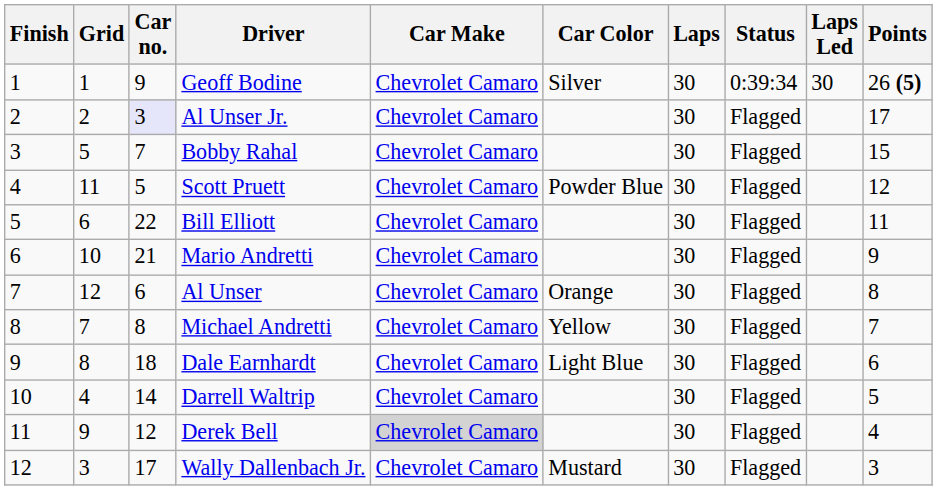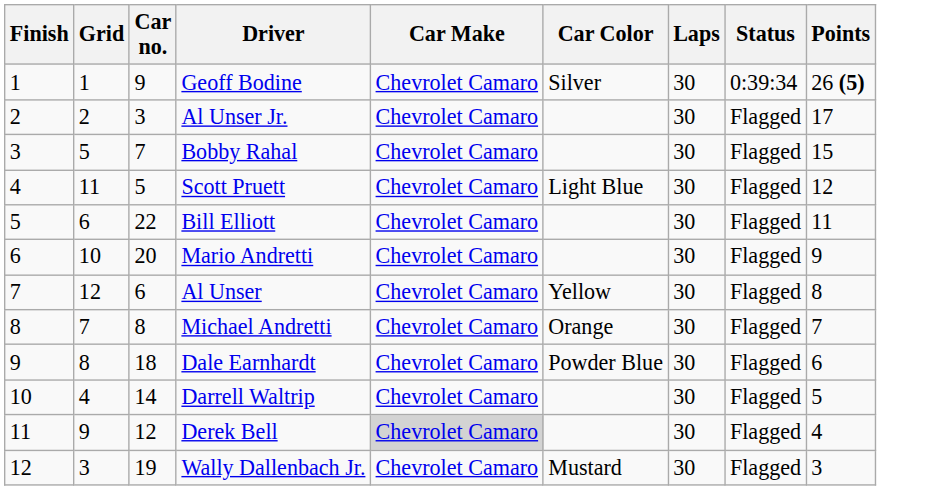- column: (835, 34)
(140, 116) lavender background -> (140, 116) no background
(606, 187) Powder Blue -> (606, 187) Light Blue
(145, 256) 21 -> (145, 256) 20
(606, 292) Orange -> (606, 292) Yellow
(606, 327) Yellow -> (606, 327) Orange
(606, 362) Light Blue -> (606, 362) Powder Blue
(145, 467) 17 -> (145, 467) 19
